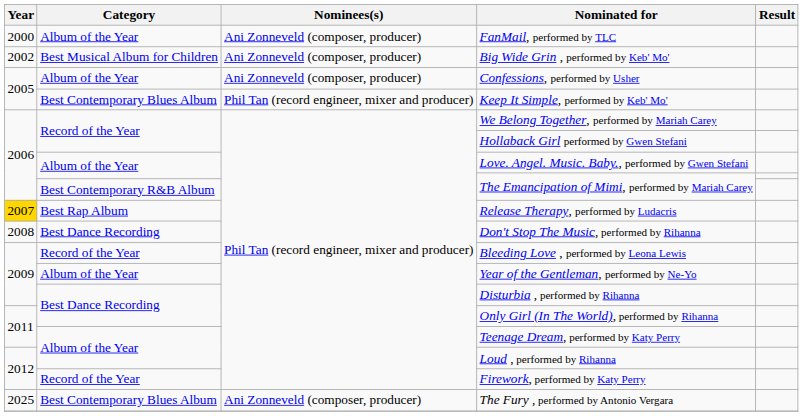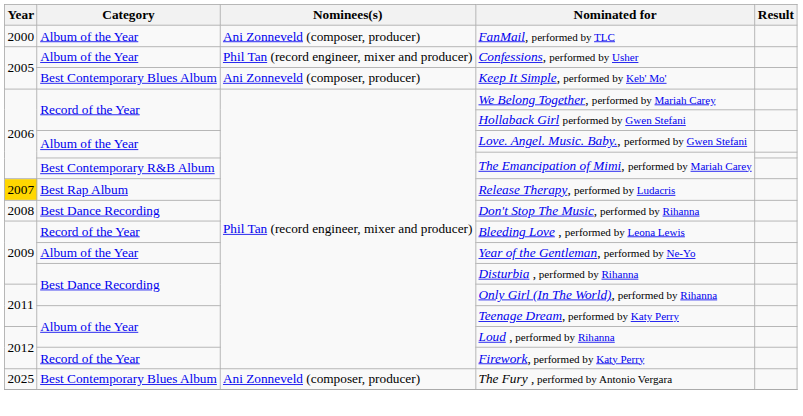- row: (129, 57)
(323, 78) Ani Zonneveld (composer, producer) -> (348, 57) Phil Tan (record engineer, mixer and producer)
(349, 99) Phil Tan (record engineer, mixer and producer) -> (322, 78) Ani Zonneveld (composer, producer)
